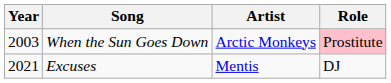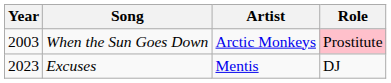(24, 66) 2021 -> (24, 66) 2023
